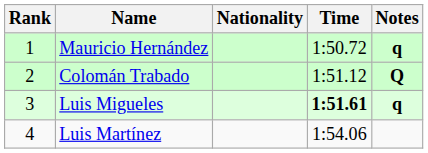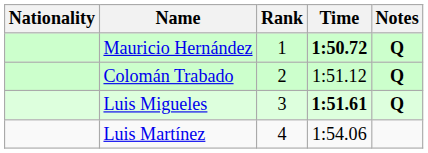columns swapped: (30, 18) <-> (260, 18)
(339, 47) normal -> (339, 47) bold
(397, 47) q -> (397, 47) Q
(397, 104) q -> (397, 104) Q
